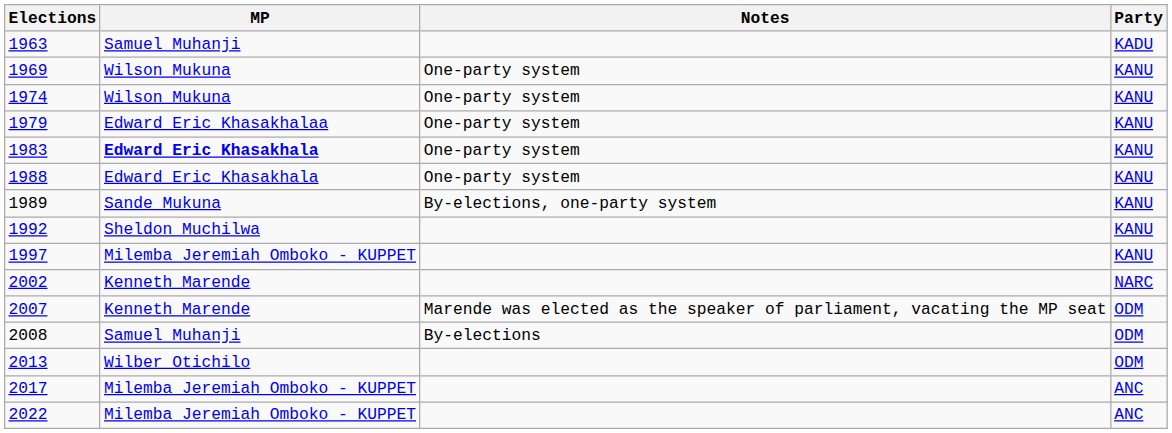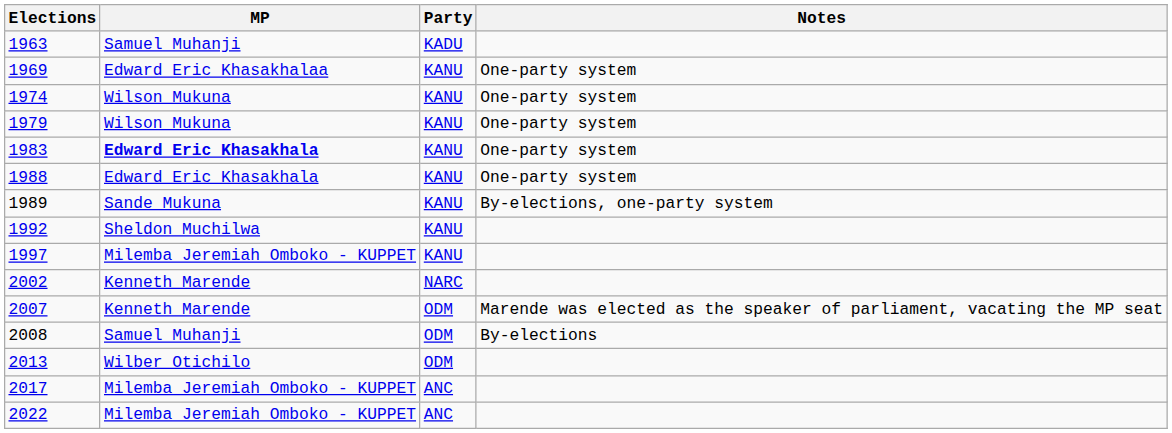columns swapped: (1139, 18) <-> (765, 18)
(167, 71) Wilson Mukuna -> (216, 71) Edward Eric Khasakhalaa
(216, 124) Edward Eric Khasakhalaa -> (167, 124) Wilson Mukuna
